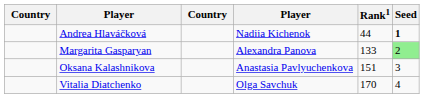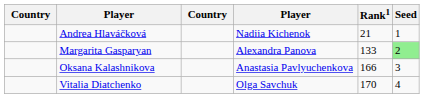(366, 33) 44 -> (366, 33) 21
(398, 33) bold -> (398, 33) normal
(368, 67) 151 -> (368, 67) 166
